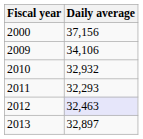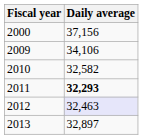(83, 69) 32,932 -> (83, 69) 32,582
(83, 87) normal -> (83, 87) bold
